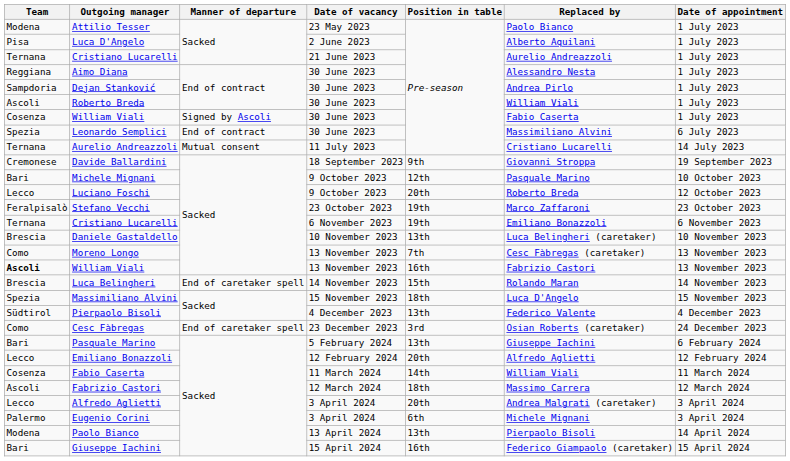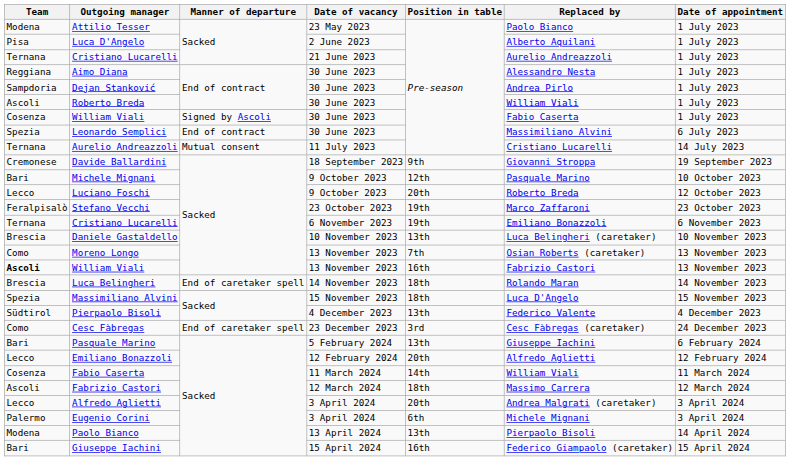(576, 253) Cesc Fàbregas (caretaker) -> (576, 253) Osian Roberts (caretaker)
(419, 283) 15th -> (419, 283) 18th
(576, 328) Osian Roberts (caretaker) -> (576, 328) Cesc Fàbregas (caretaker)
